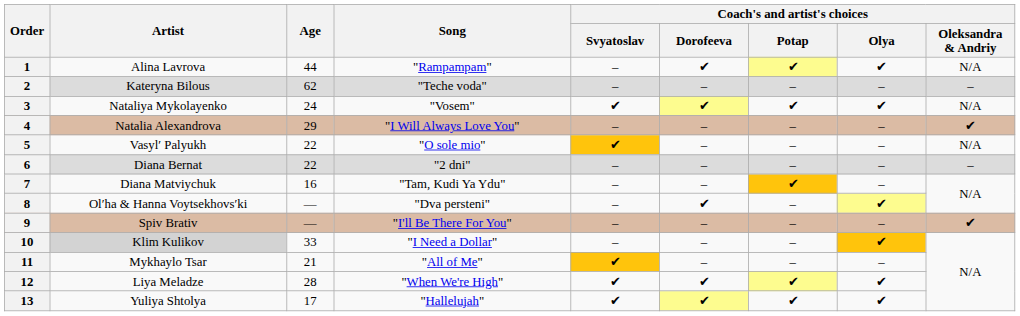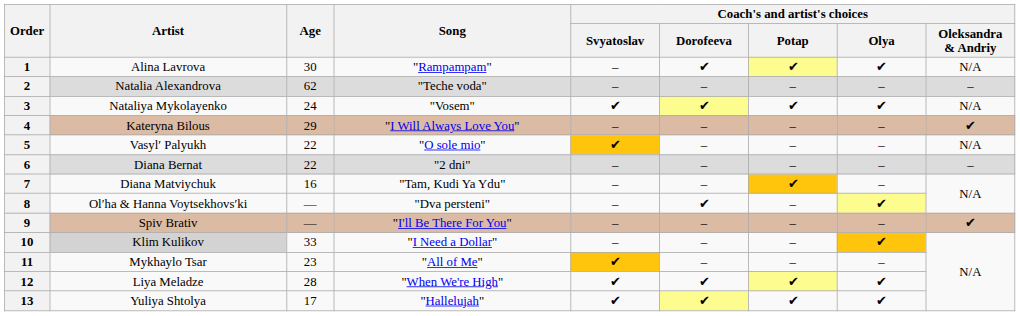(310, 67) 44 -> (310, 67) 30
(168, 86) Kateryna Bilous -> (168, 86) Natalia Alexandrova
(168, 125) Natalia Alexandrova -> (168, 125) Kateryna Bilous
(310, 262) 21 -> (310, 262) 23
